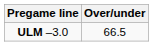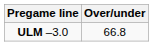(115, 31) 66.5 -> (115, 31) 66.8
